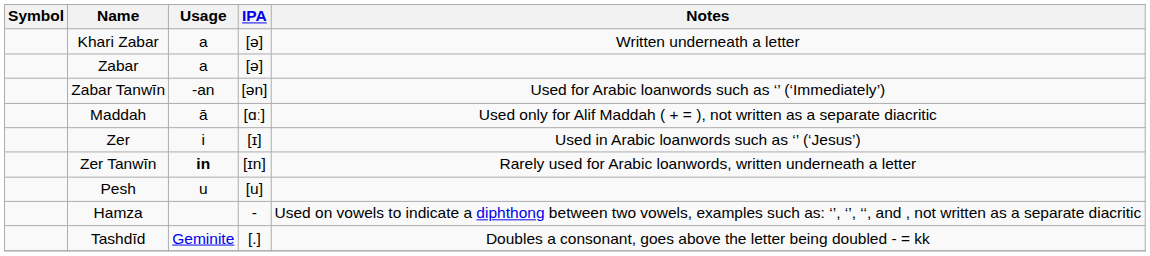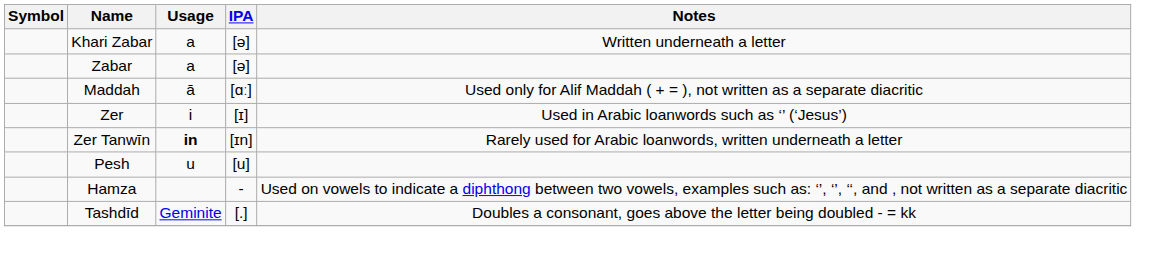- row: (118, 90)
